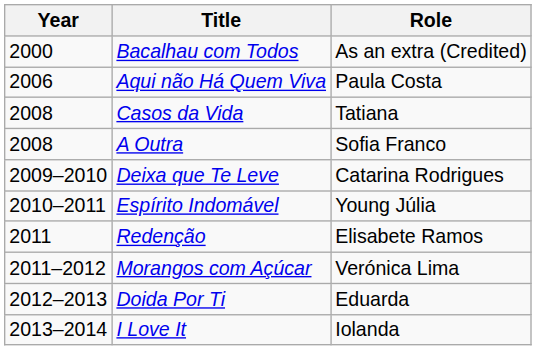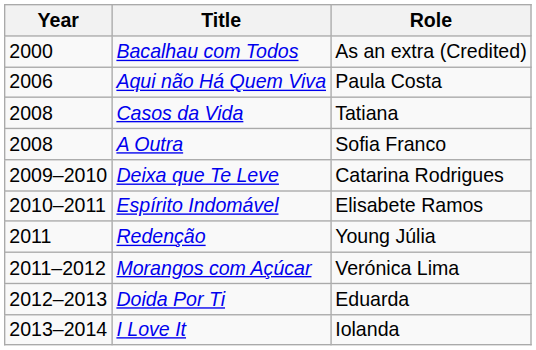(385, 206) Young Júlia -> (409, 206) Elisabete Ramos
(409, 237) Elisabete Ramos -> (385, 237) Young Júlia
